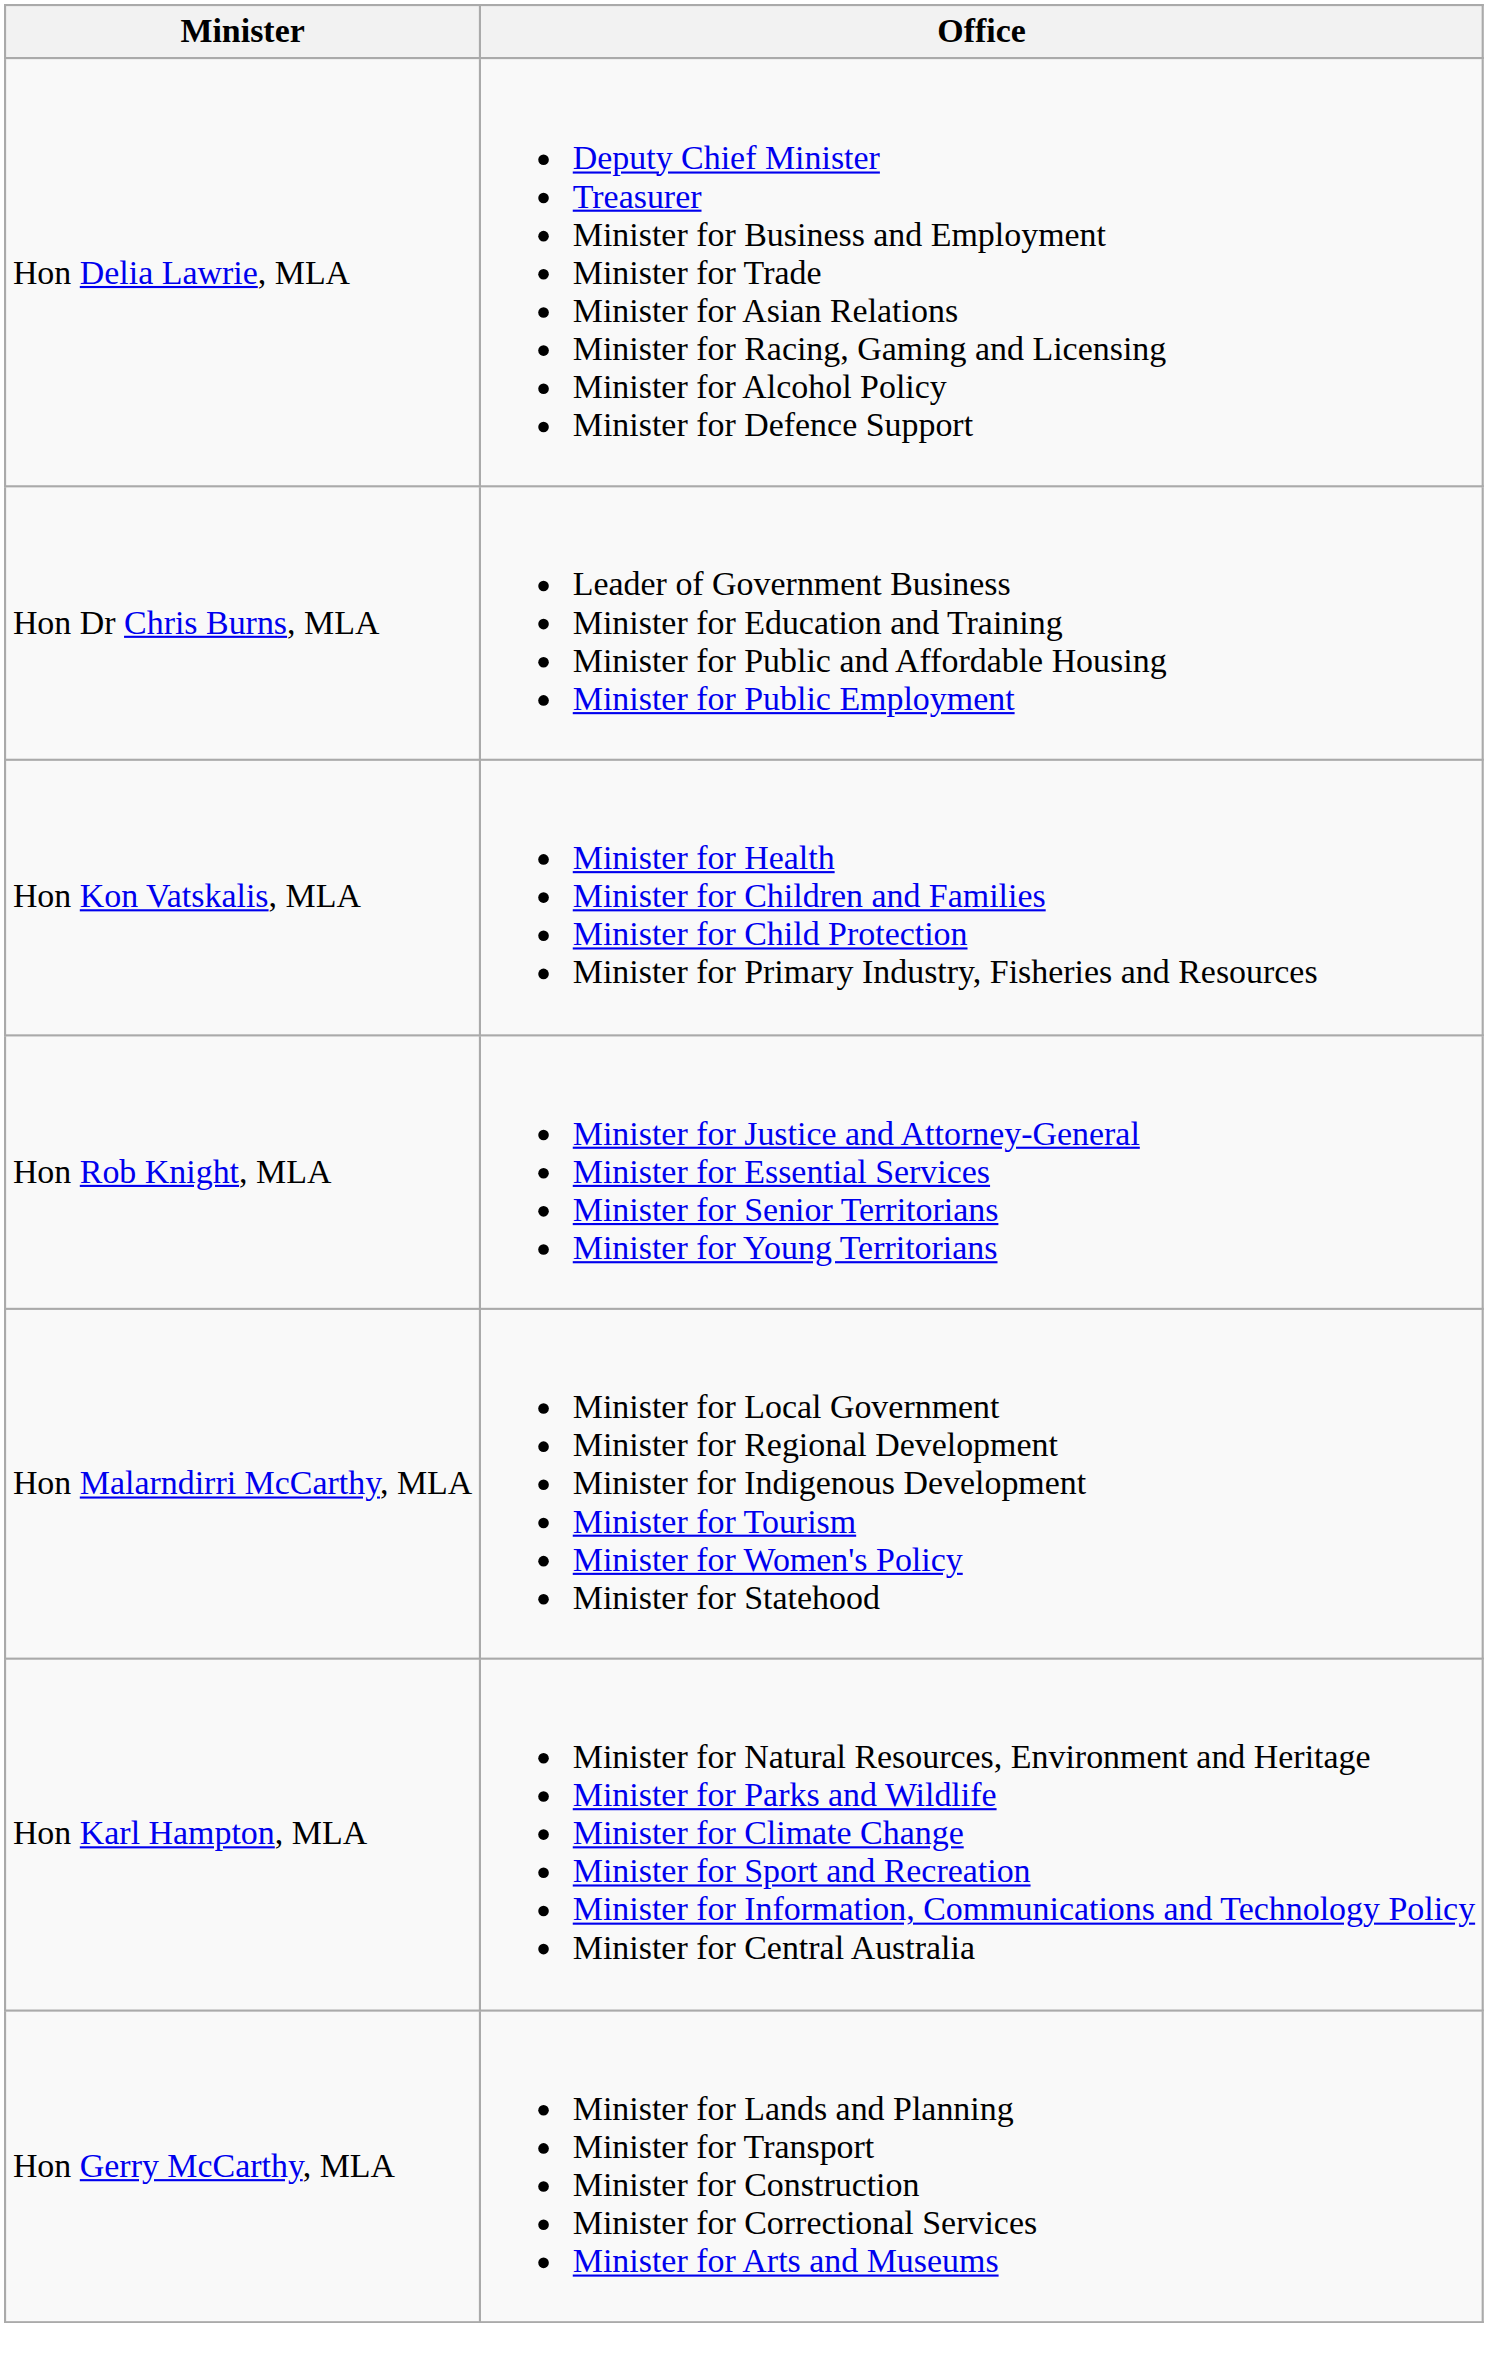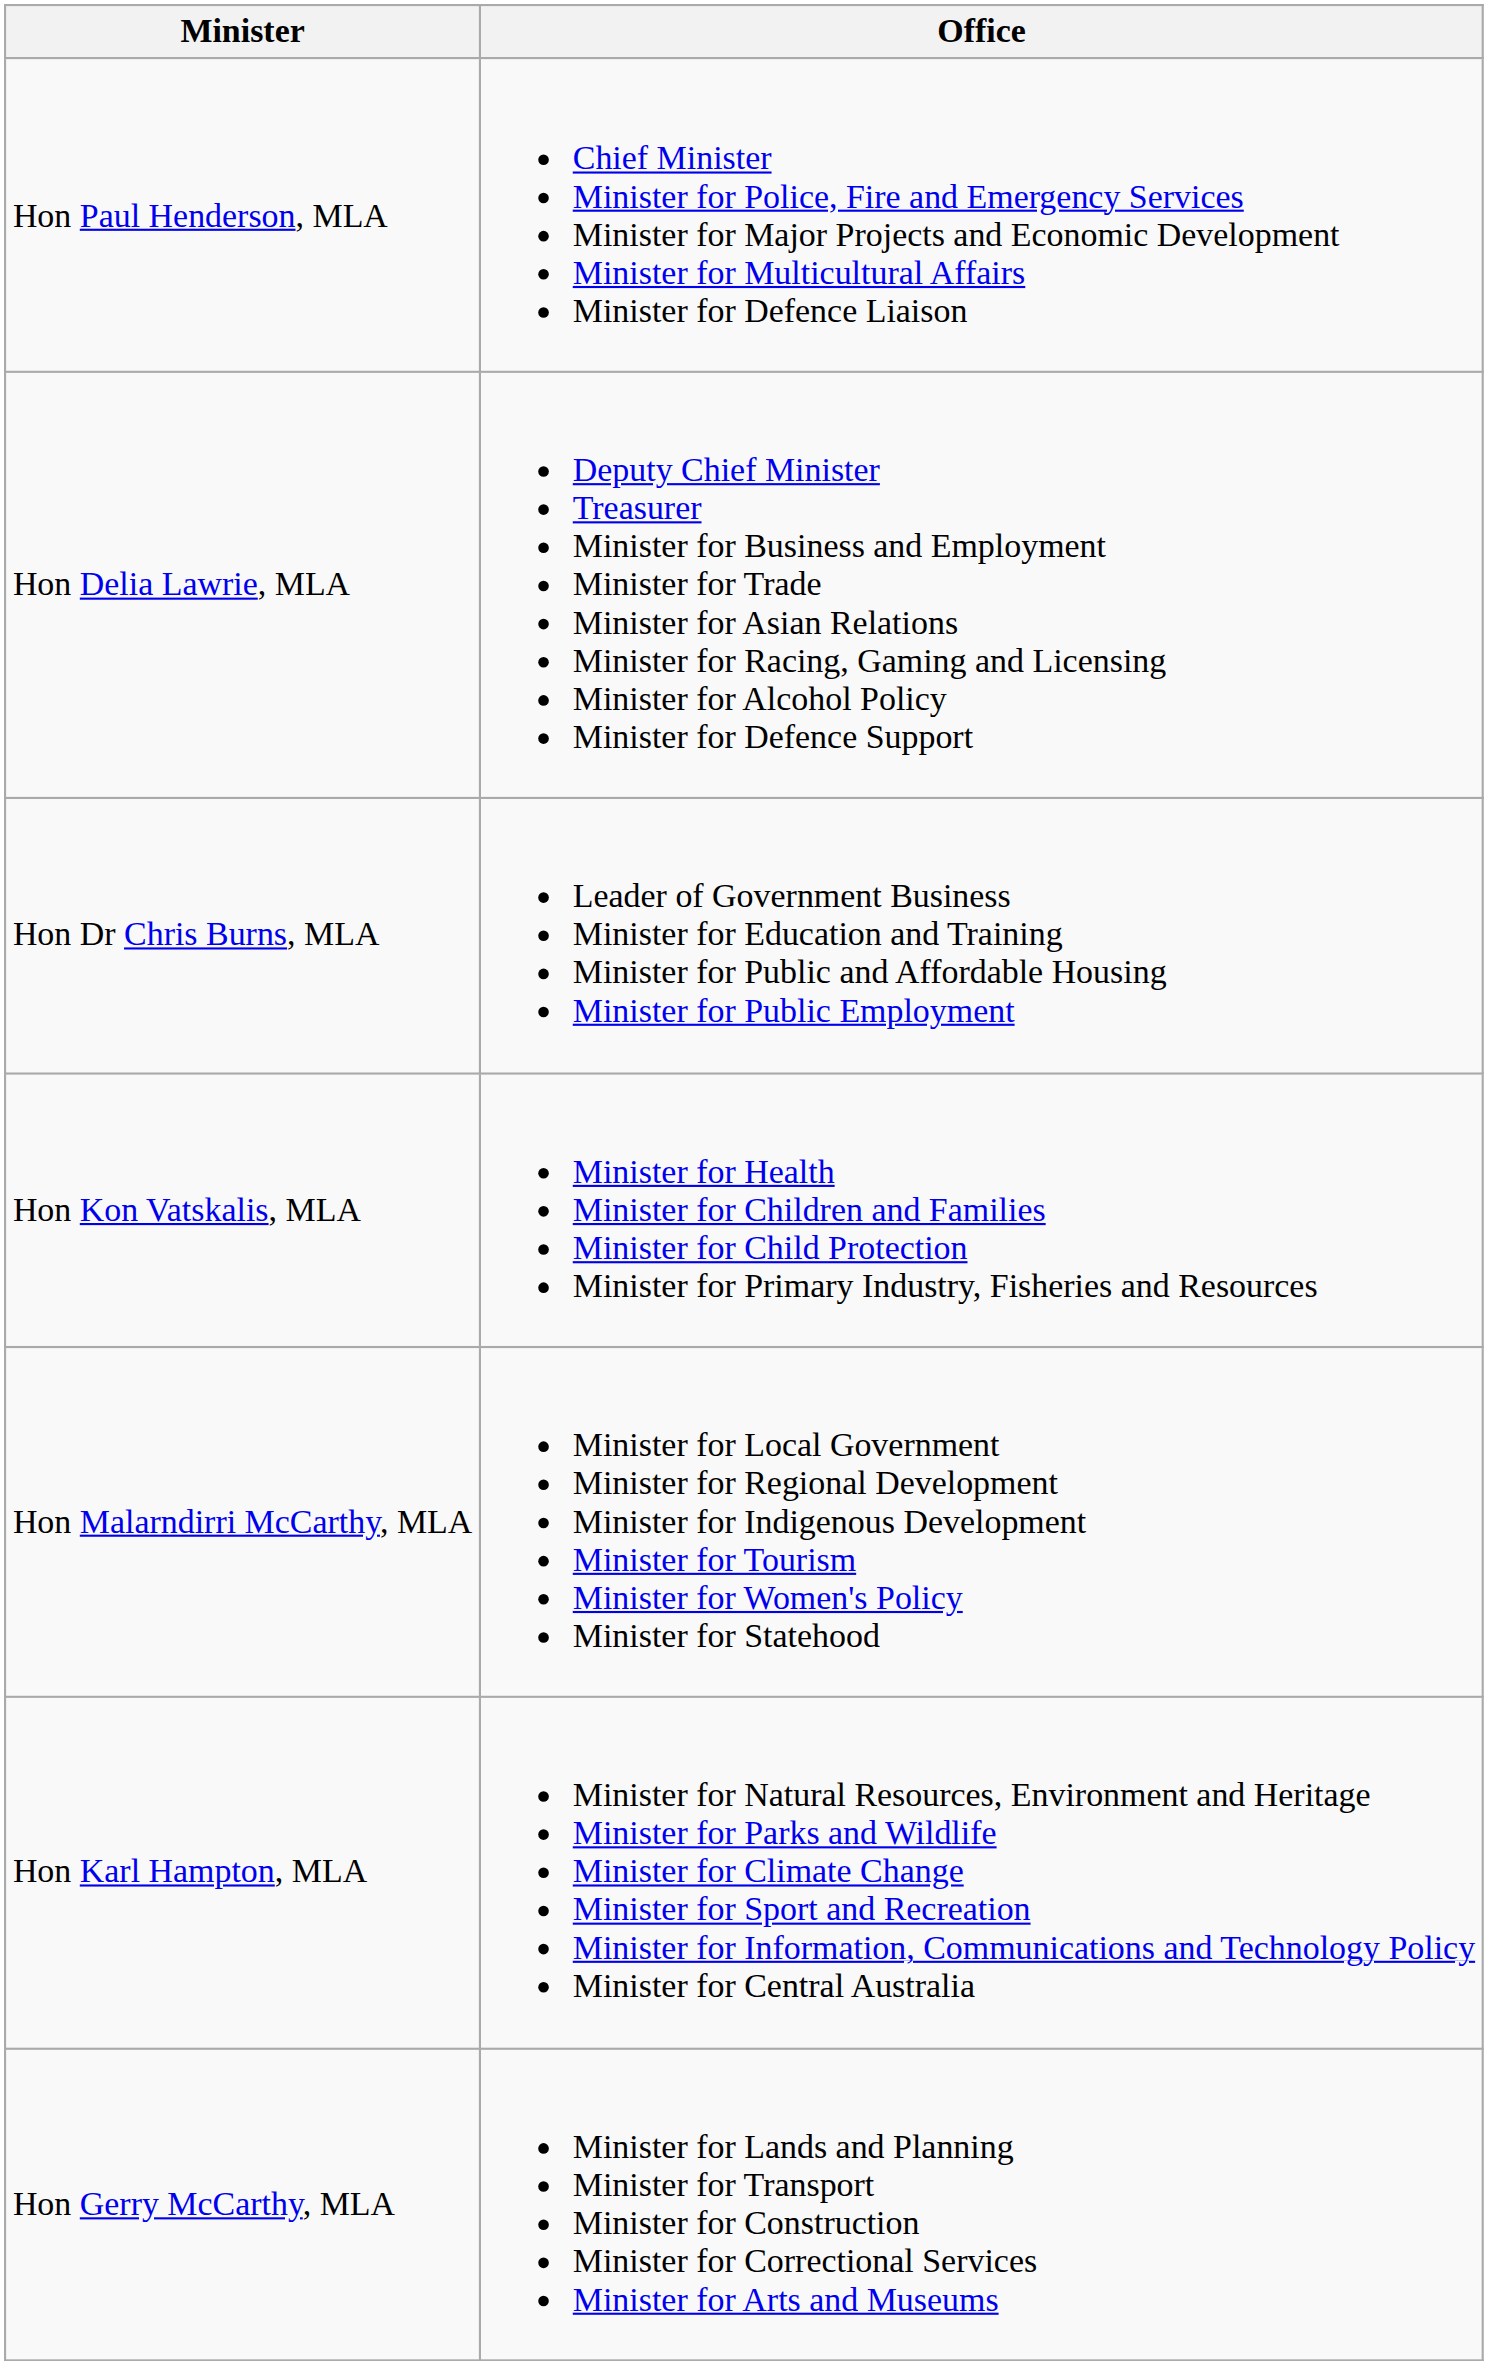+ row: (200, 214)
- row: (172, 1170)
